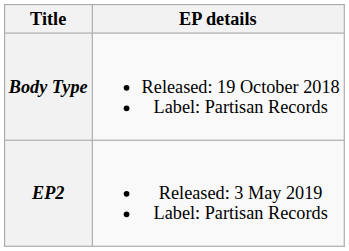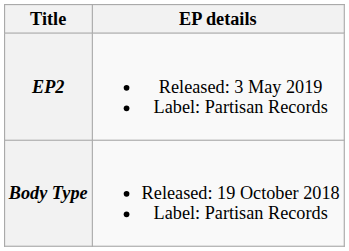rows swapped: (48, 86) <-> (48, 193)
